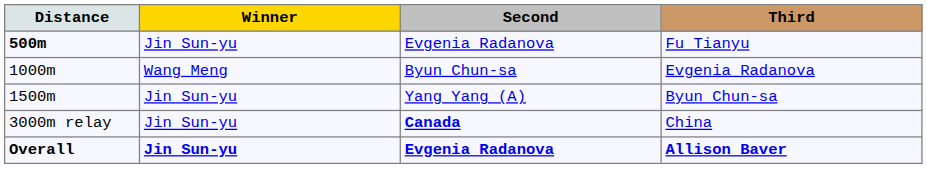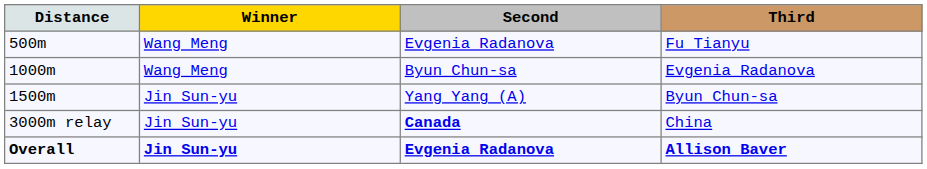(28, 44) bold -> (28, 44) normal
(191, 44) Jin Sun-yu -> (186, 44) Wang Meng
